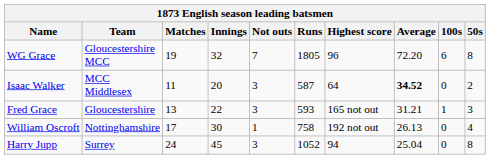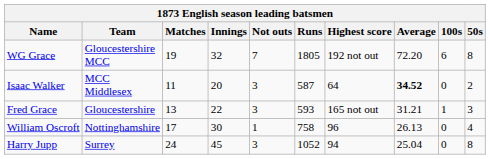(333, 55) 96 -> (353, 55) 192 not out
(353, 127) 192 not out -> (333, 127) 96
